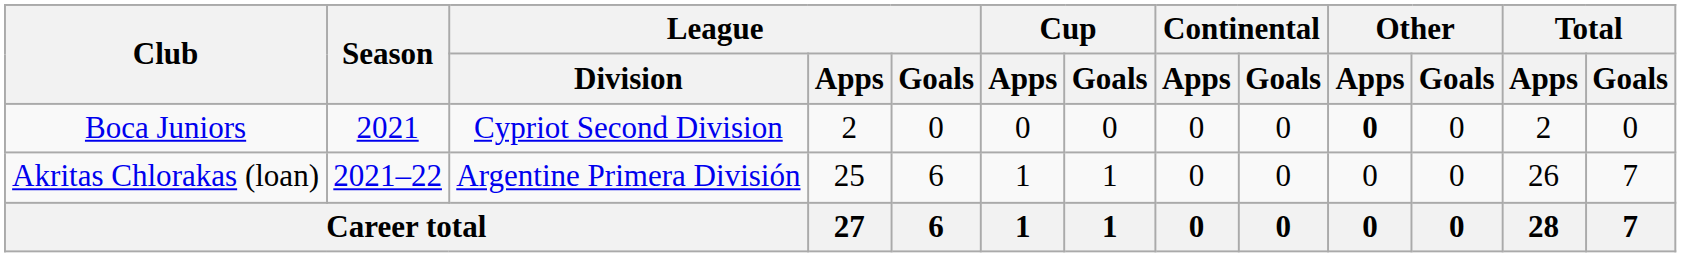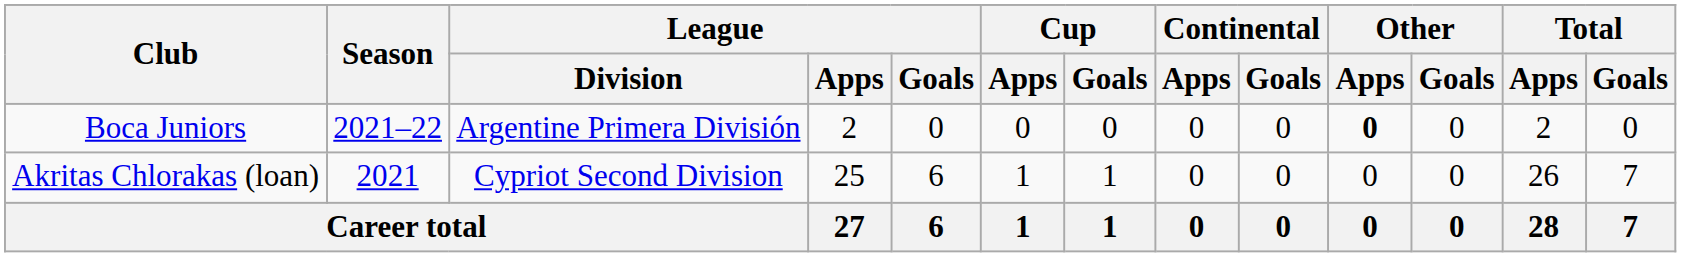(388, 127) 2021 -> (388, 127) 2021–22
(628, 127) Cypriot Second Division -> (628, 127) Argentine Primera División
(388, 176) 2021–22 -> (388, 176) 2021
(628, 176) Argentine Primera División -> (628, 176) Cypriot Second Division
